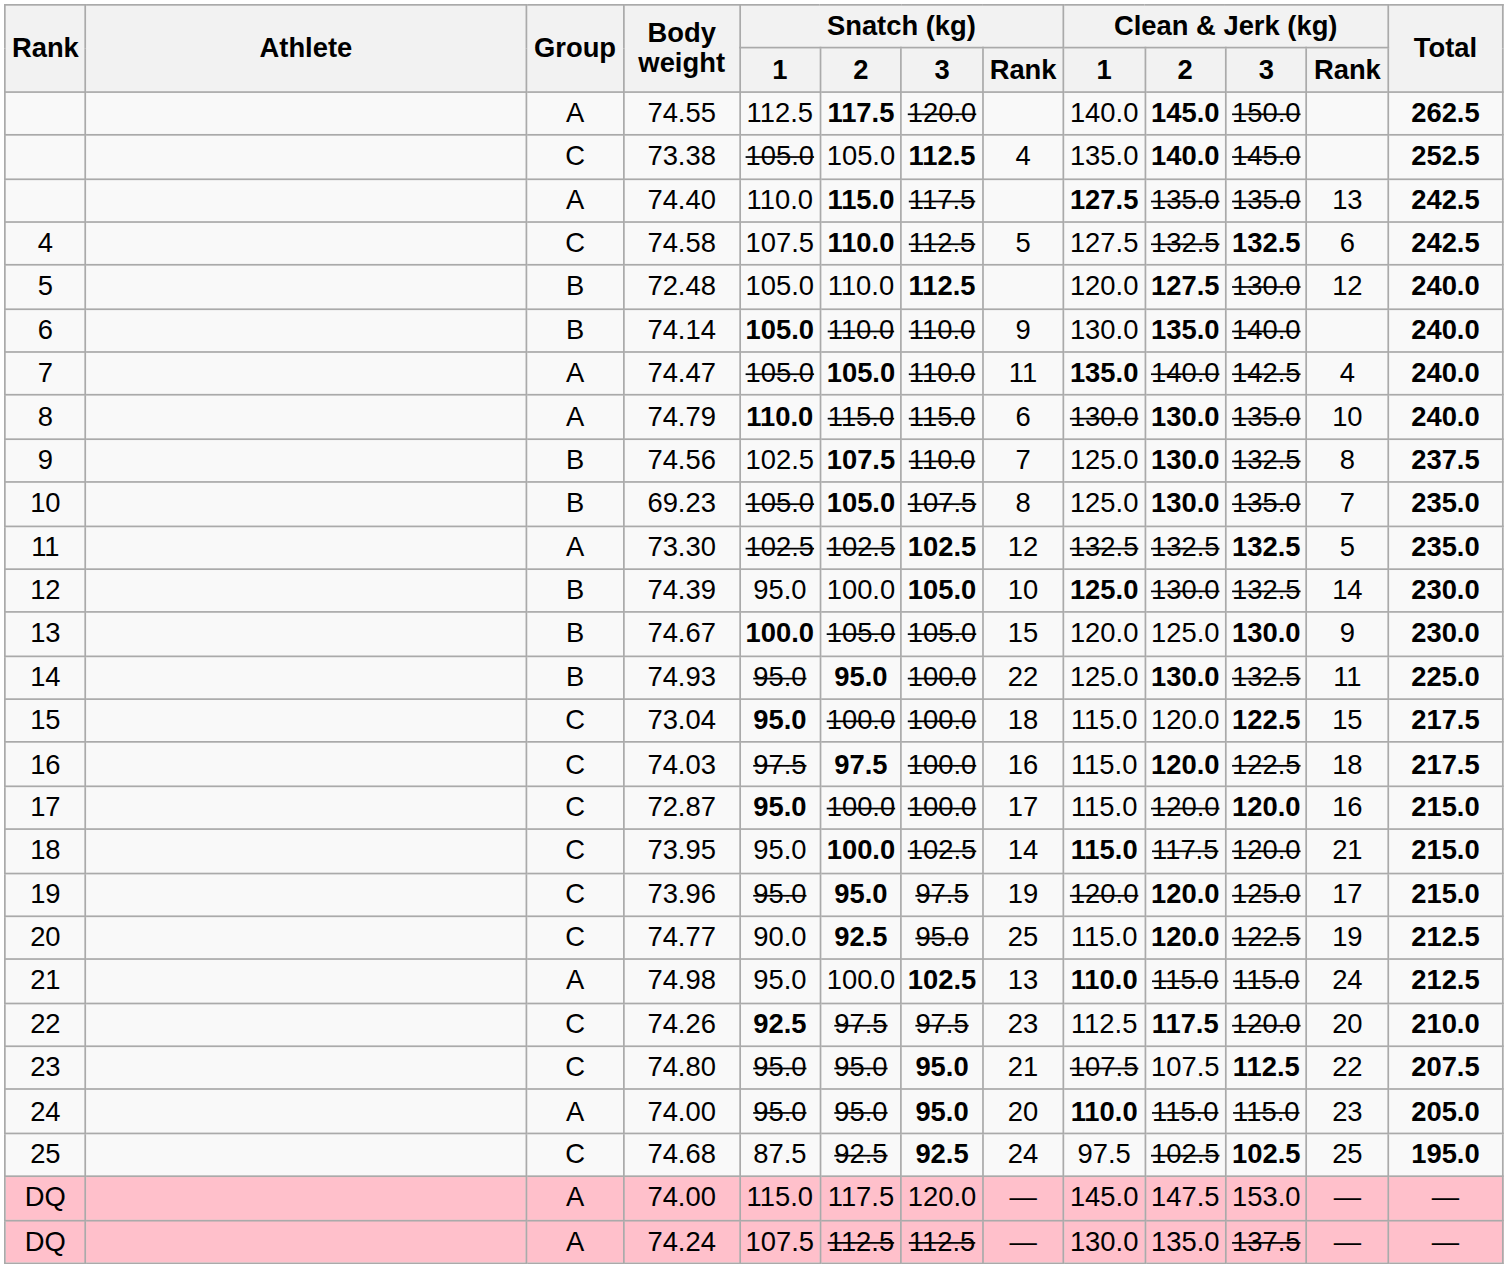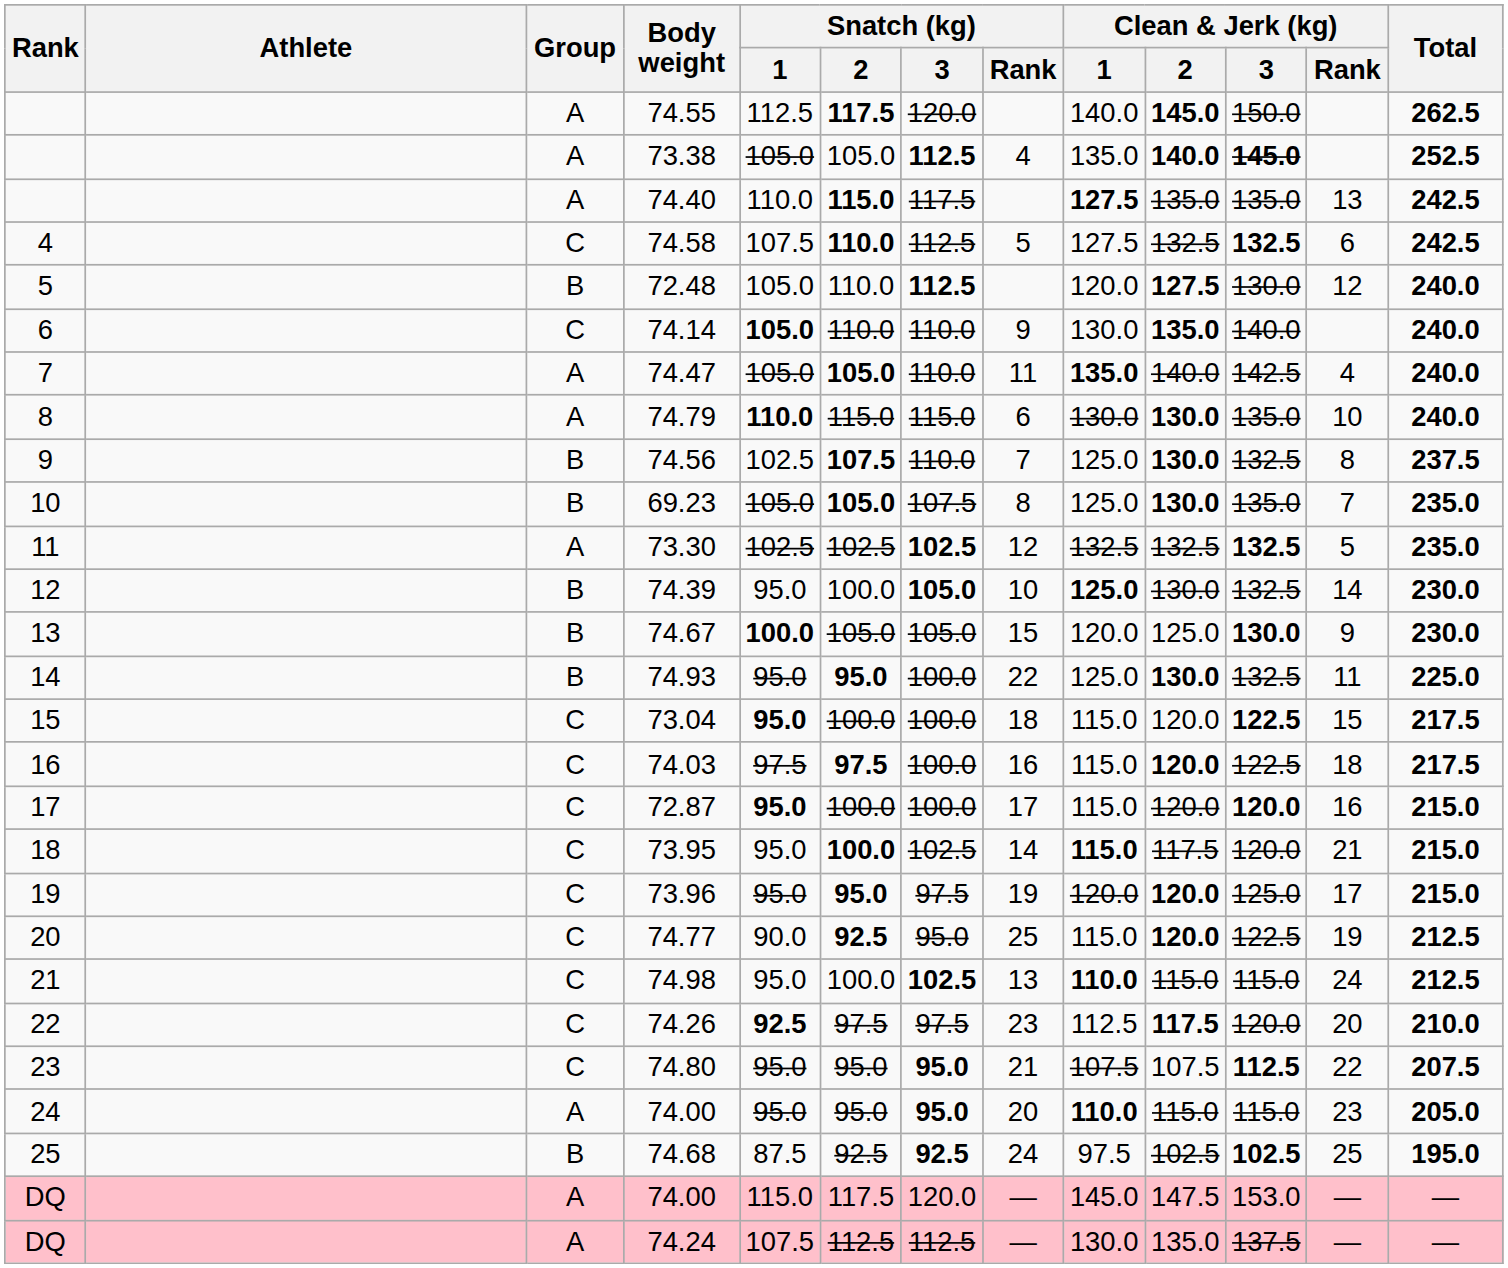(575, 156) C -> (575, 156) A
(1266, 156) normal -> (1266, 156) bold
(575, 329) B -> (575, 329) C
(575, 980) A -> (575, 980) C
(575, 1154) C -> (575, 1154) B
